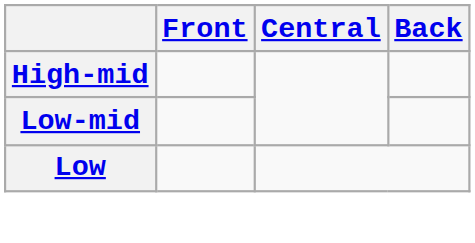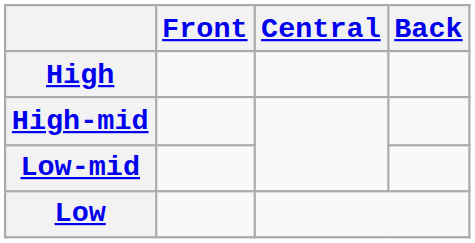+ row: (80, 75)
